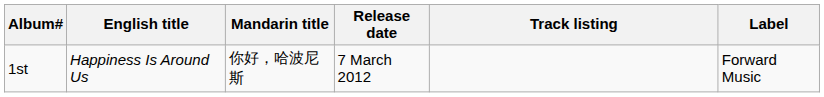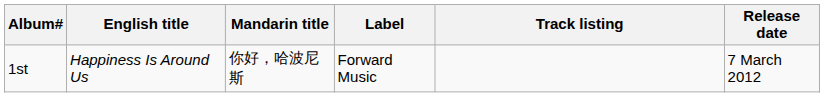columns swapped: (382, 24) <-> (769, 24)
